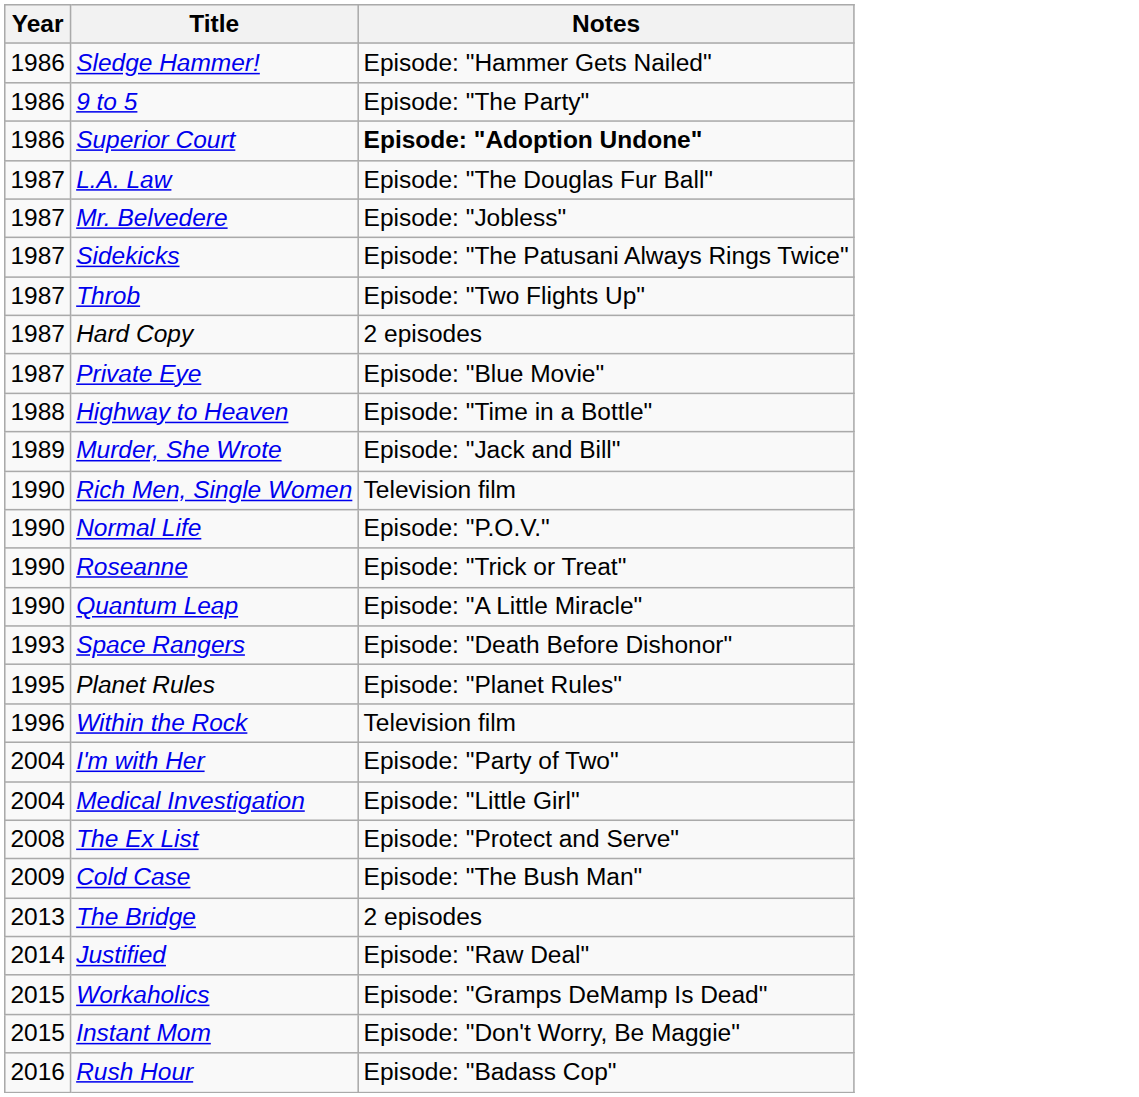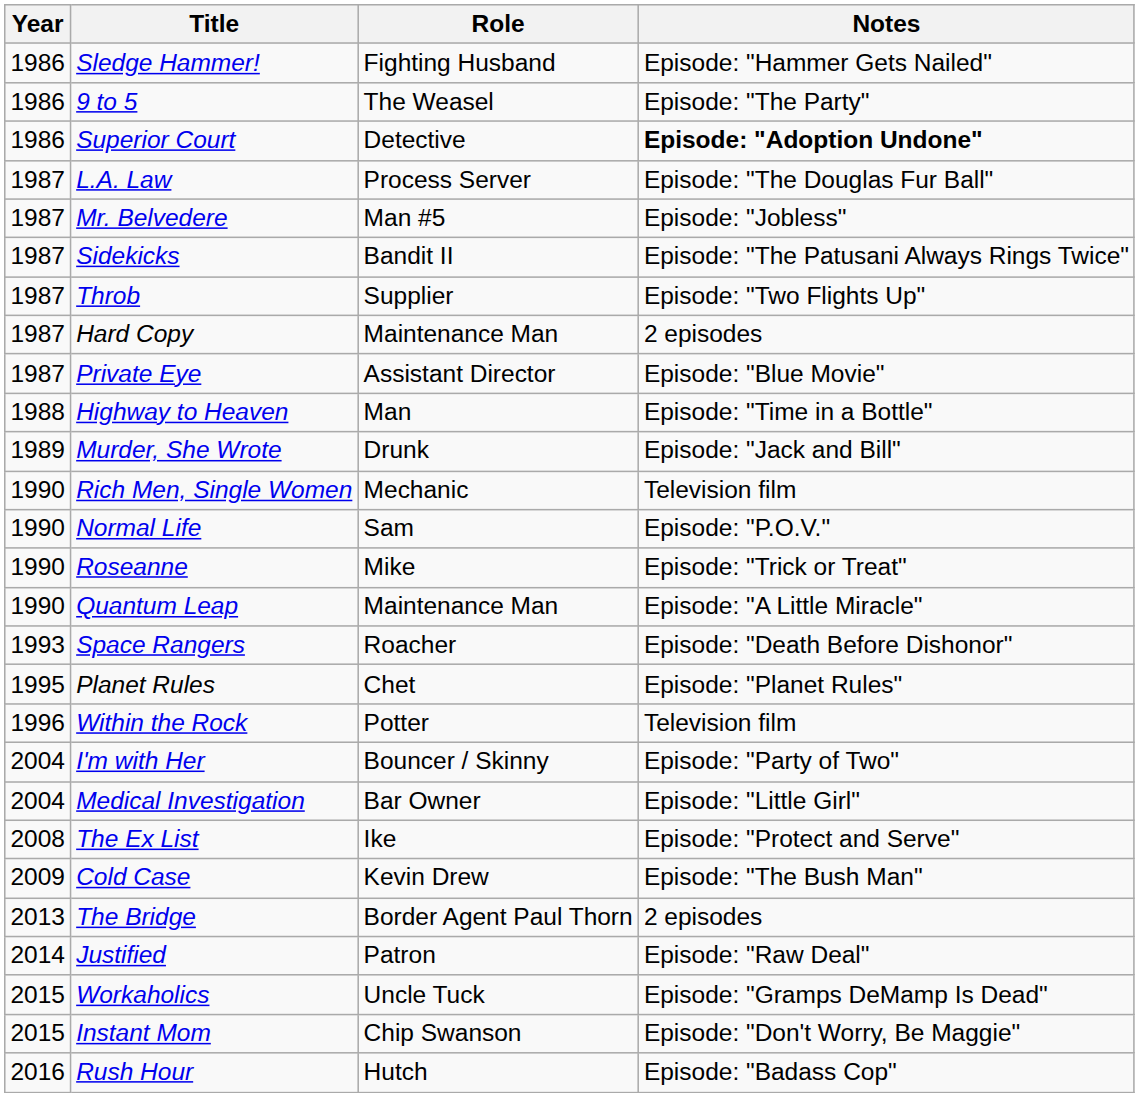+ column: (498, 23)
